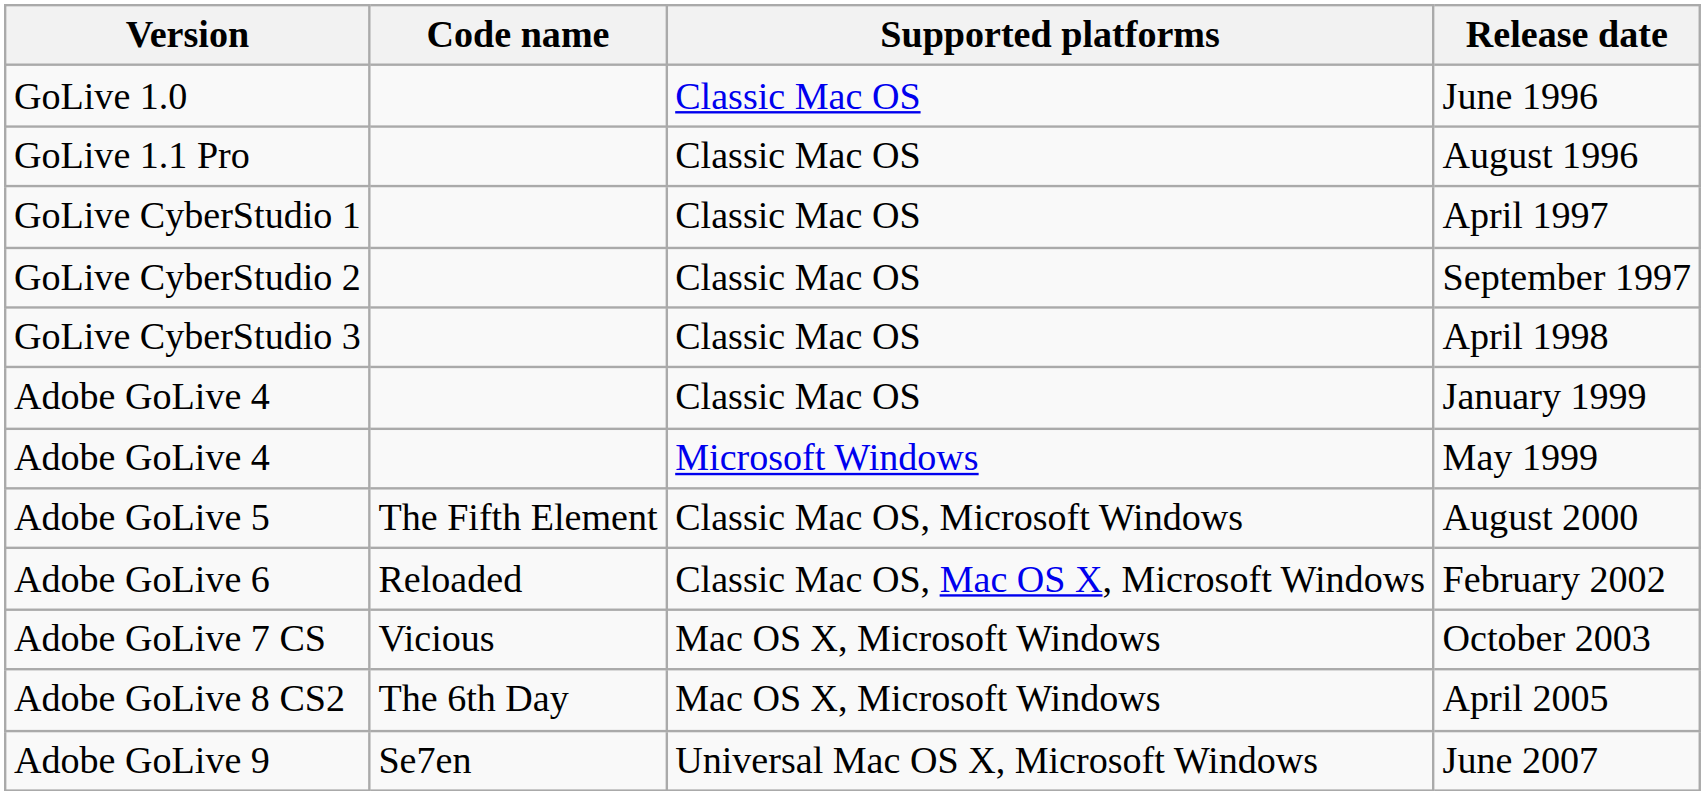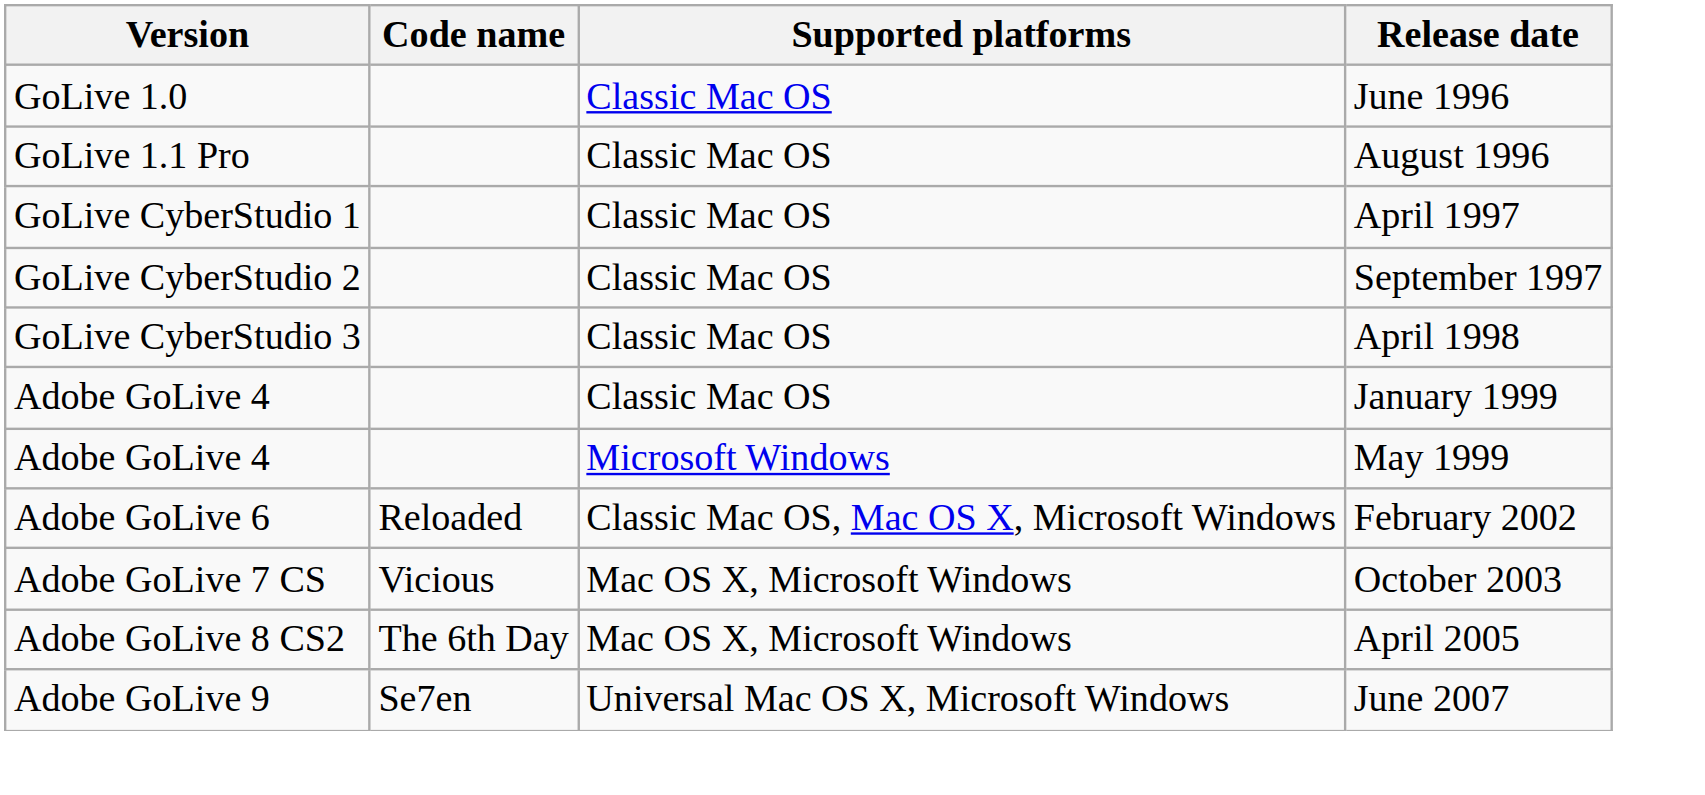- row: (1540, 517)
